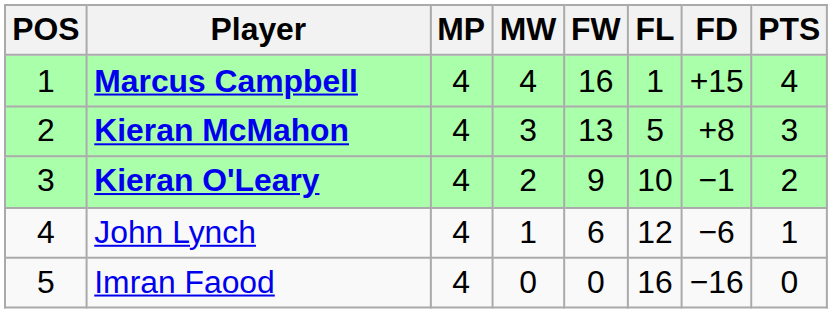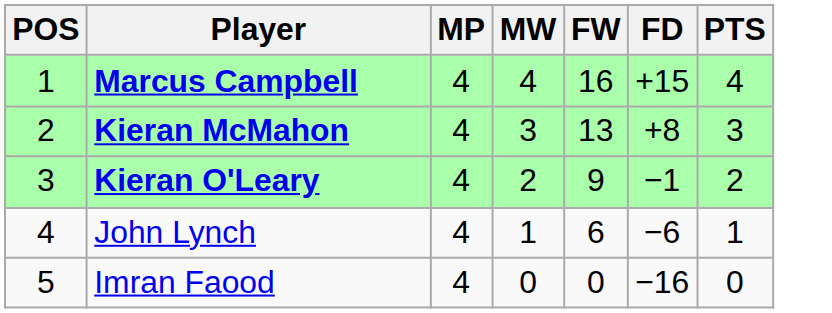- column: (655, 29)
